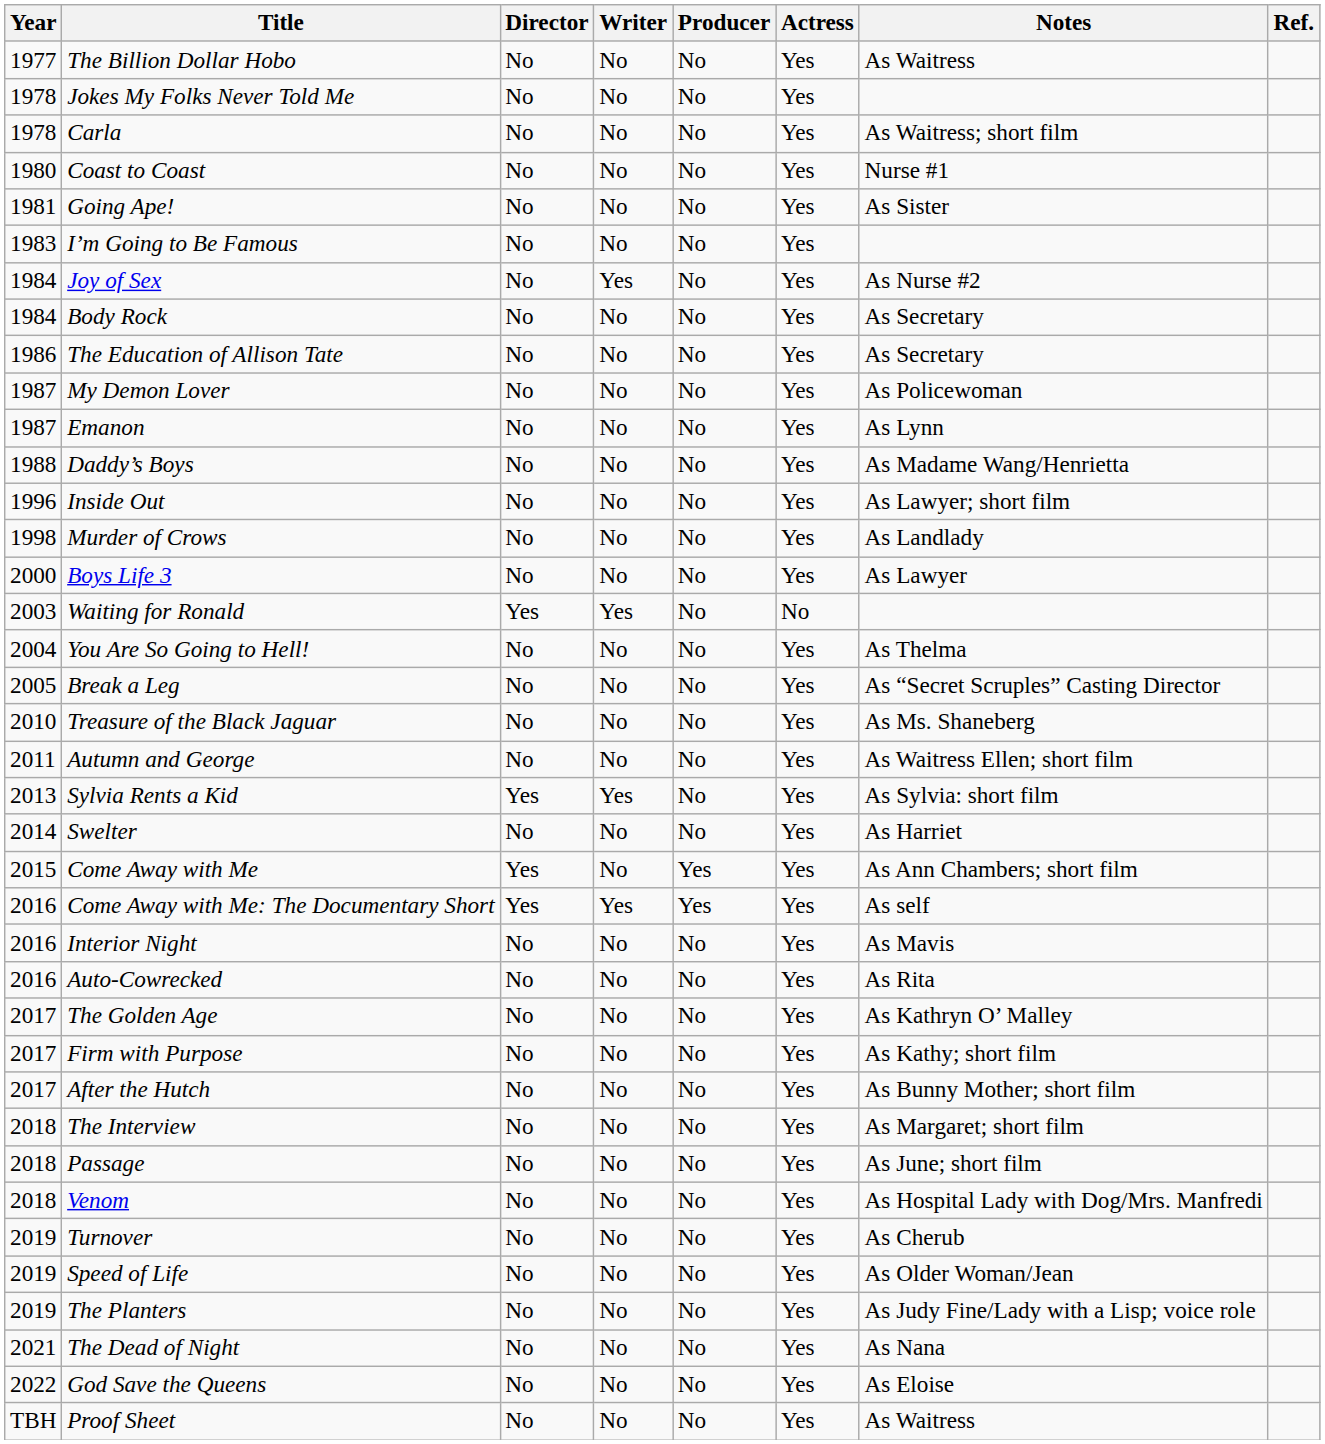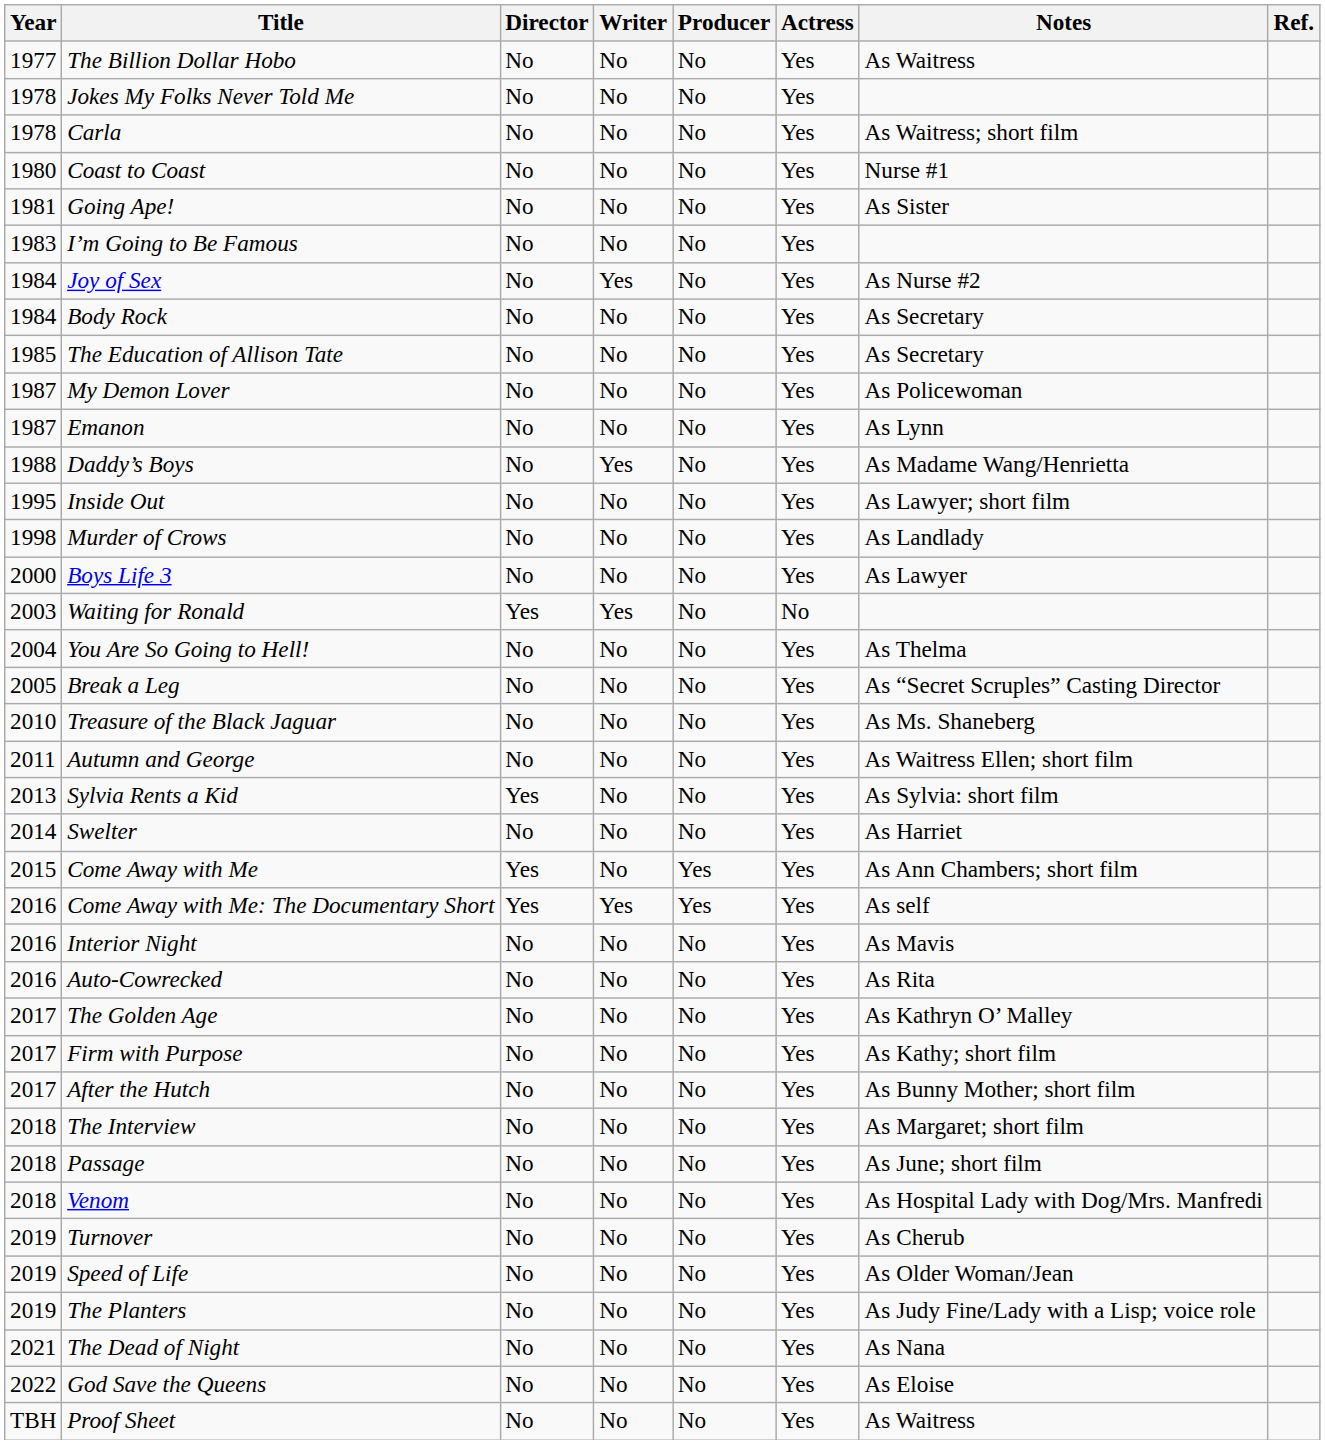(33, 354) 1986 -> (33, 354) 1985
(613, 464) No -> (616, 464) Yes
(33, 501) 1996 -> (33, 501) 1995
(616, 795) Yes -> (613, 795) No
